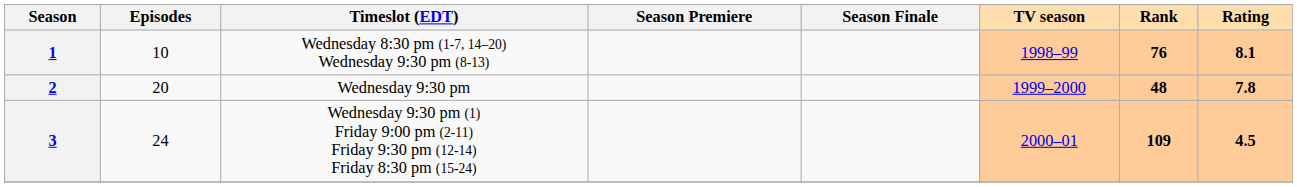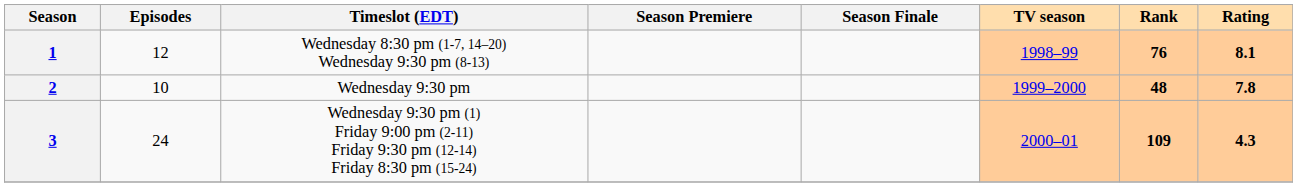(160, 52) 10 -> (160, 52) 12
(160, 87) 20 -> (160, 87) 10
(1245, 140) 4.5 -> (1245, 140) 4.3
